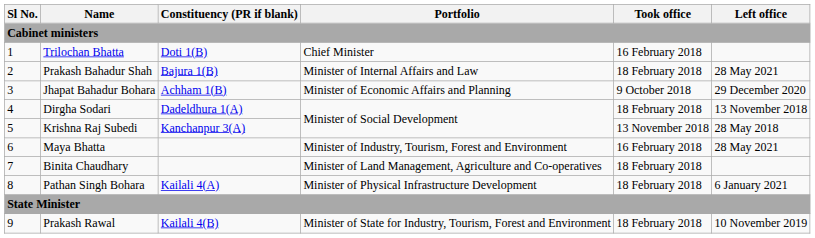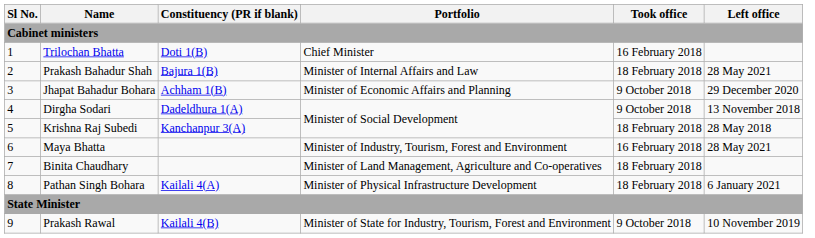(659, 109) 18 February 2018 -> (654, 109) 9 October 2018
(663, 128) 13 November 2018 -> (659, 128) 18 February 2018
(659, 223) 18 February 2018 -> (654, 223) 9 October 2018
